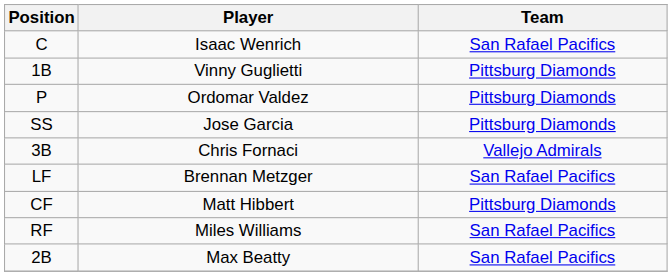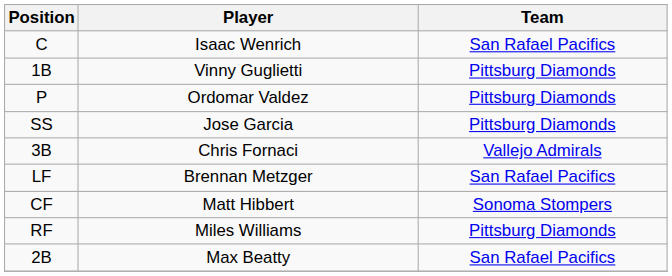(542, 204) Pittsburg Diamonds -> (542, 204) Sonoma Stompers
(542, 230) San Rafael Pacifics -> (542, 230) Pittsburg Diamonds
